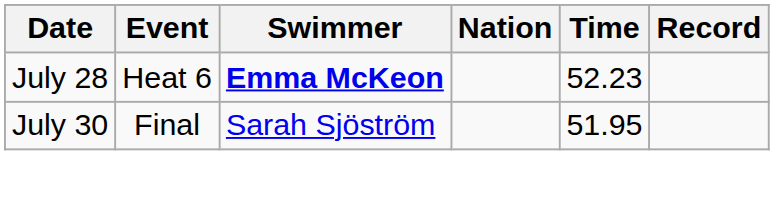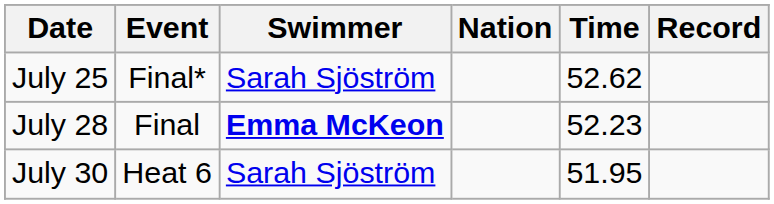+ row: (60, 76)
(167, 76) Heat 6 -> (167, 125) Final
(167, 125) Final -> (167, 173) Heat 6
